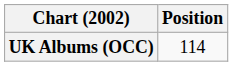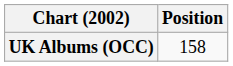(192, 46) 114 -> (192, 46) 158
